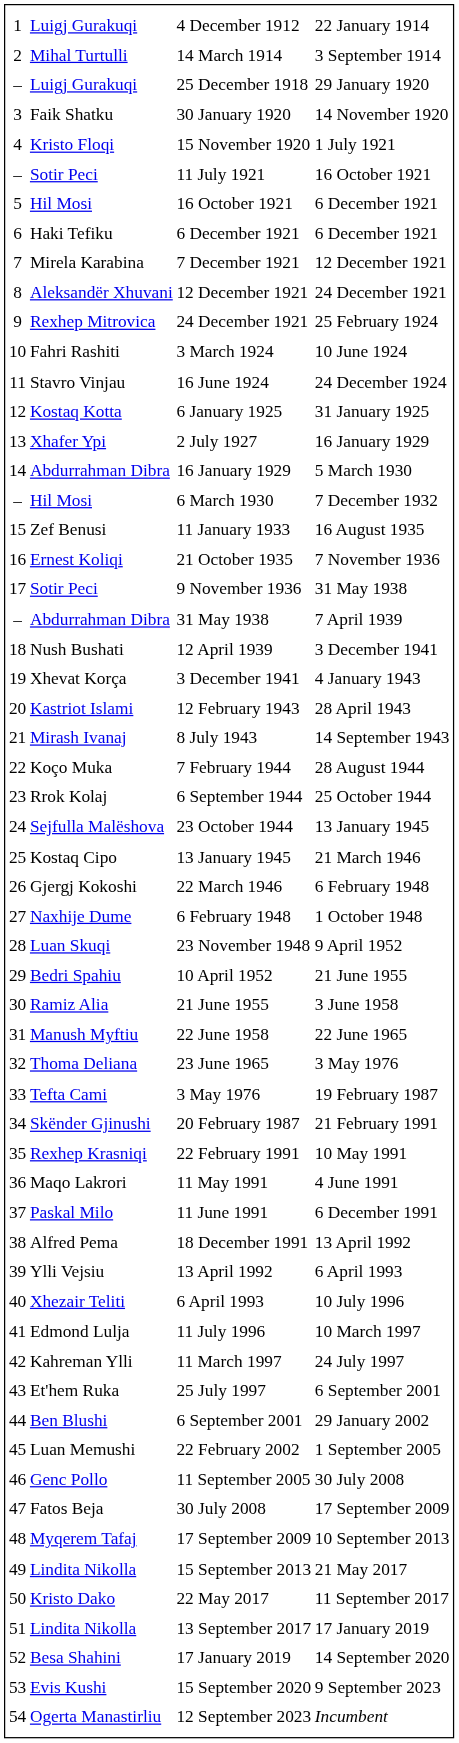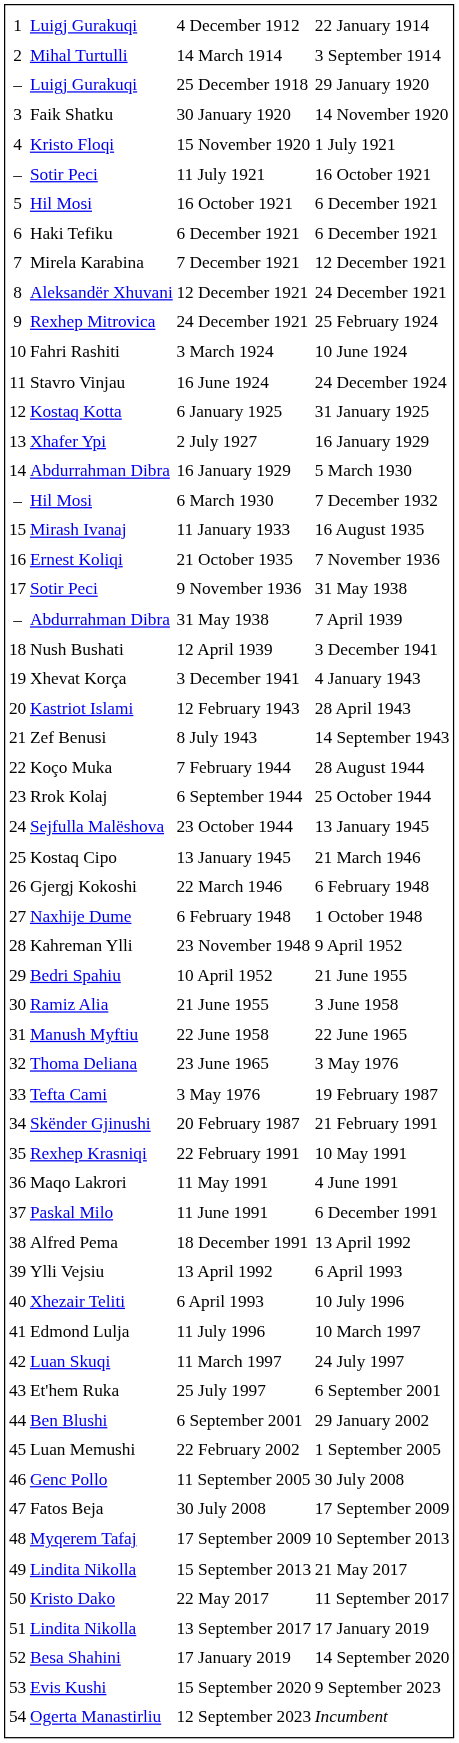(68, 529) Zef Benusi -> (78, 529) Mirash Ivanaj
(78, 737) Mirash Ivanaj -> (68, 737) Zef Benusi
(70, 945) Luan Skuqi -> (81, 945) Kahreman Ylli
(81, 1360) Kahreman Ylli -> (70, 1360) Luan Skuqi
